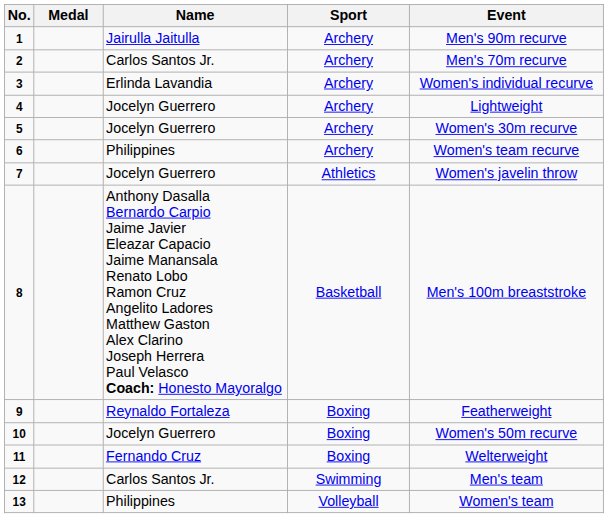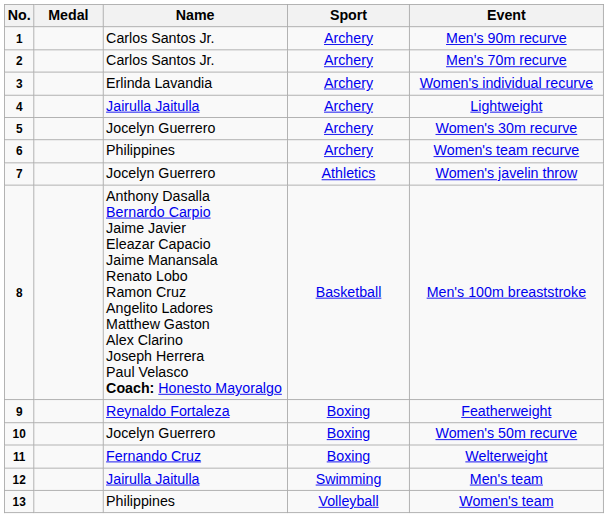(153, 38) Jairulla Jaitulla -> (160, 38) Carlos Santos Jr.
(161, 106) Jocelyn Guerrero -> (153, 106) Jairulla Jaitulla
(160, 479) Carlos Santos Jr. -> (153, 479) Jairulla Jaitulla
